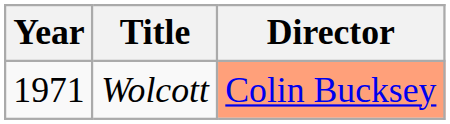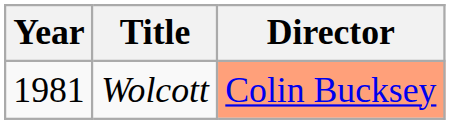(49, 89) 1971 -> (49, 89) 1981
